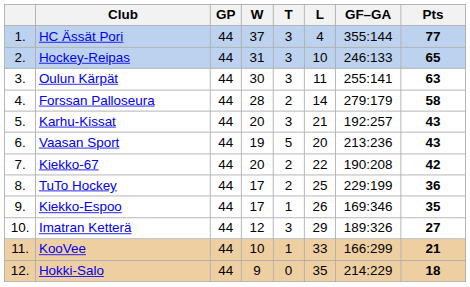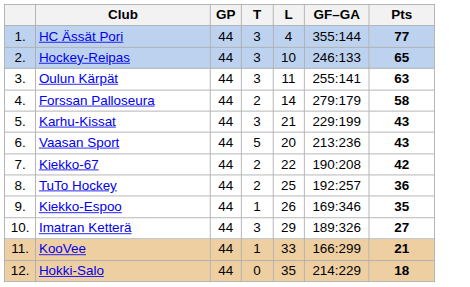- column: (257, 15)
(368, 121) 192:257 -> (337, 121) 229:199
(368, 185) 229:199 -> (337, 185) 192:257
